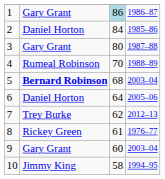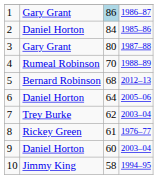(65, 81) bold -> (62, 81) normal
(143, 81) 2003–04 -> (136, 81) 2012–13
(143, 115) 2012–13 -> (136, 115) 2003–04
(47, 149) Gary Grant -> (53, 149) Daniel Horton
